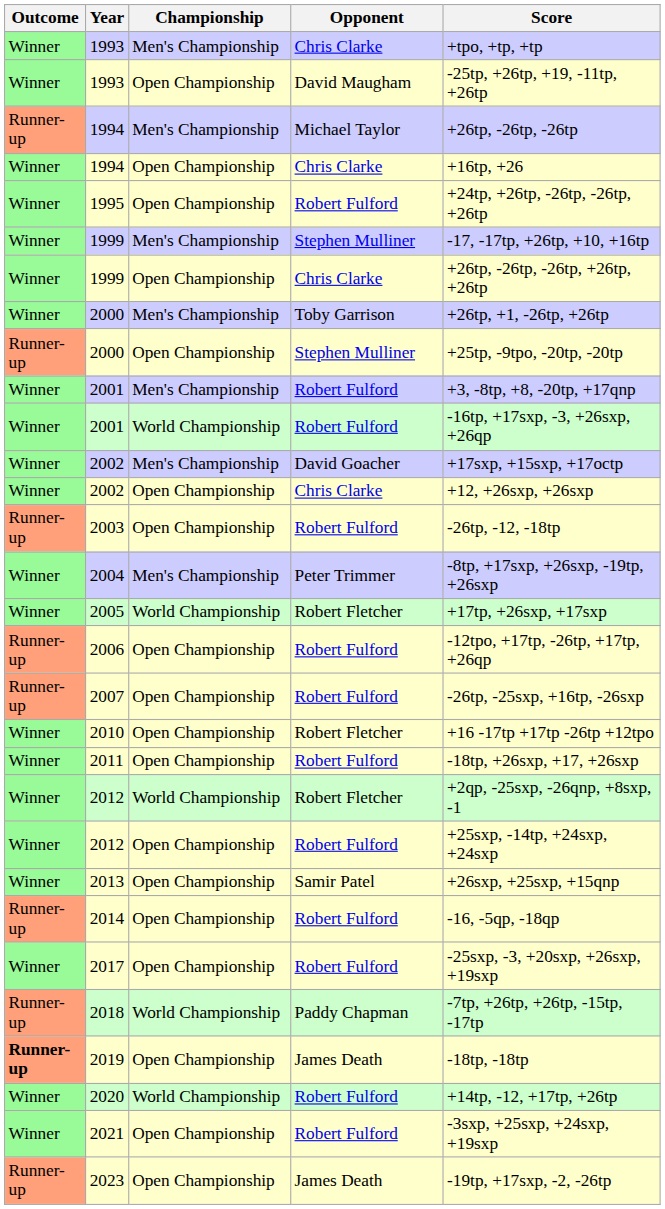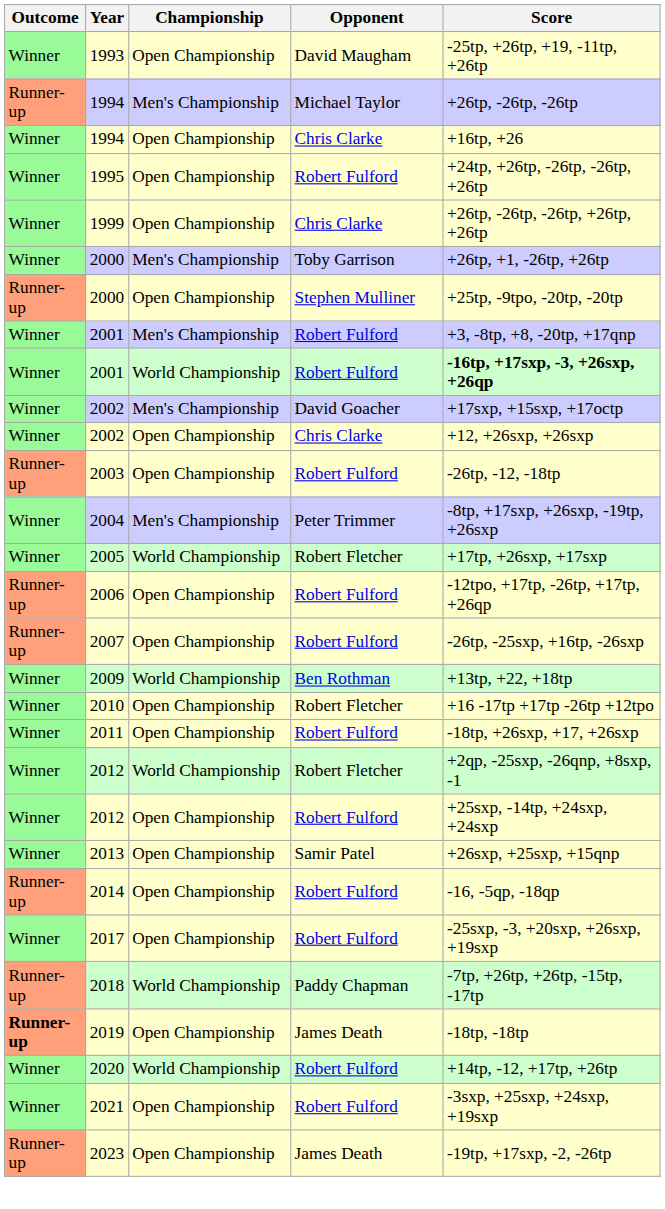- row: (107, 45)
- row: (107, 240)
(539, 426) normal -> (541, 371) bold
+ row: (107, 678)
